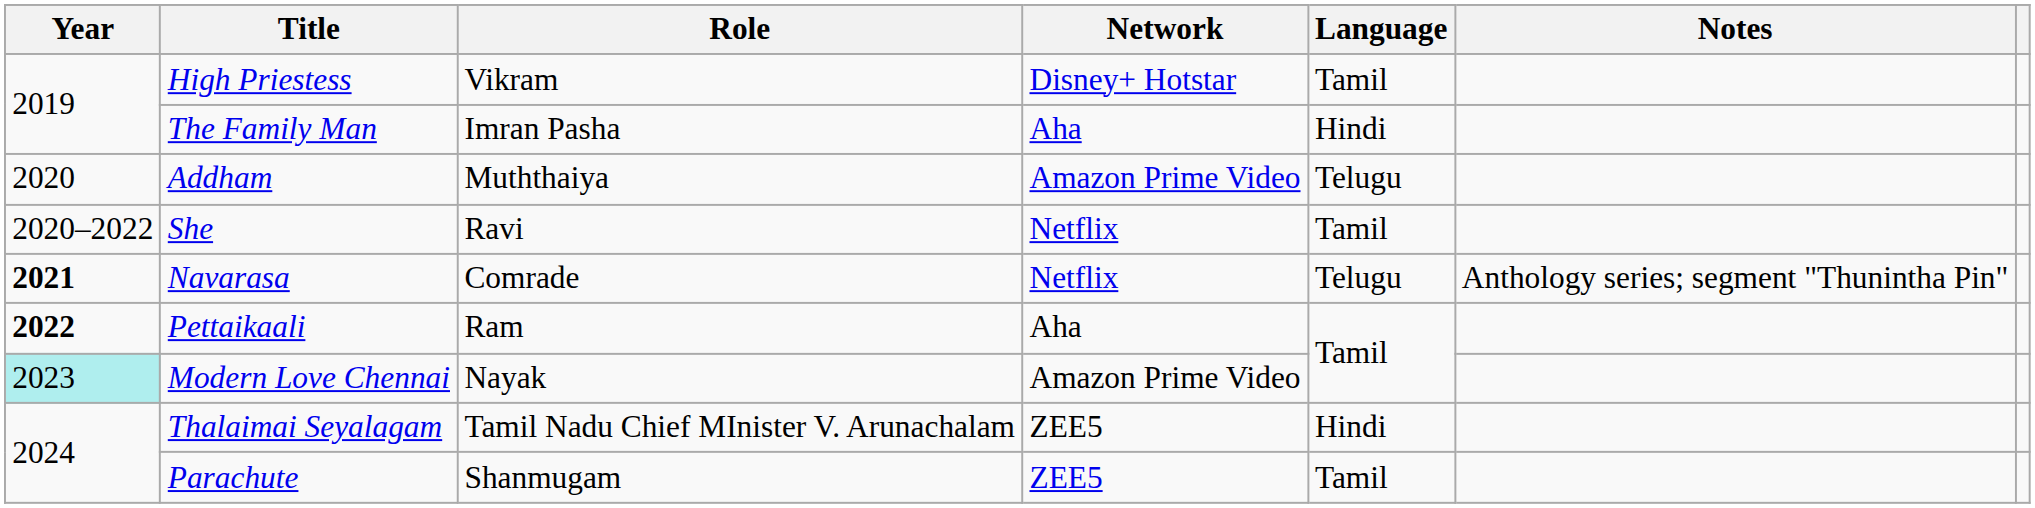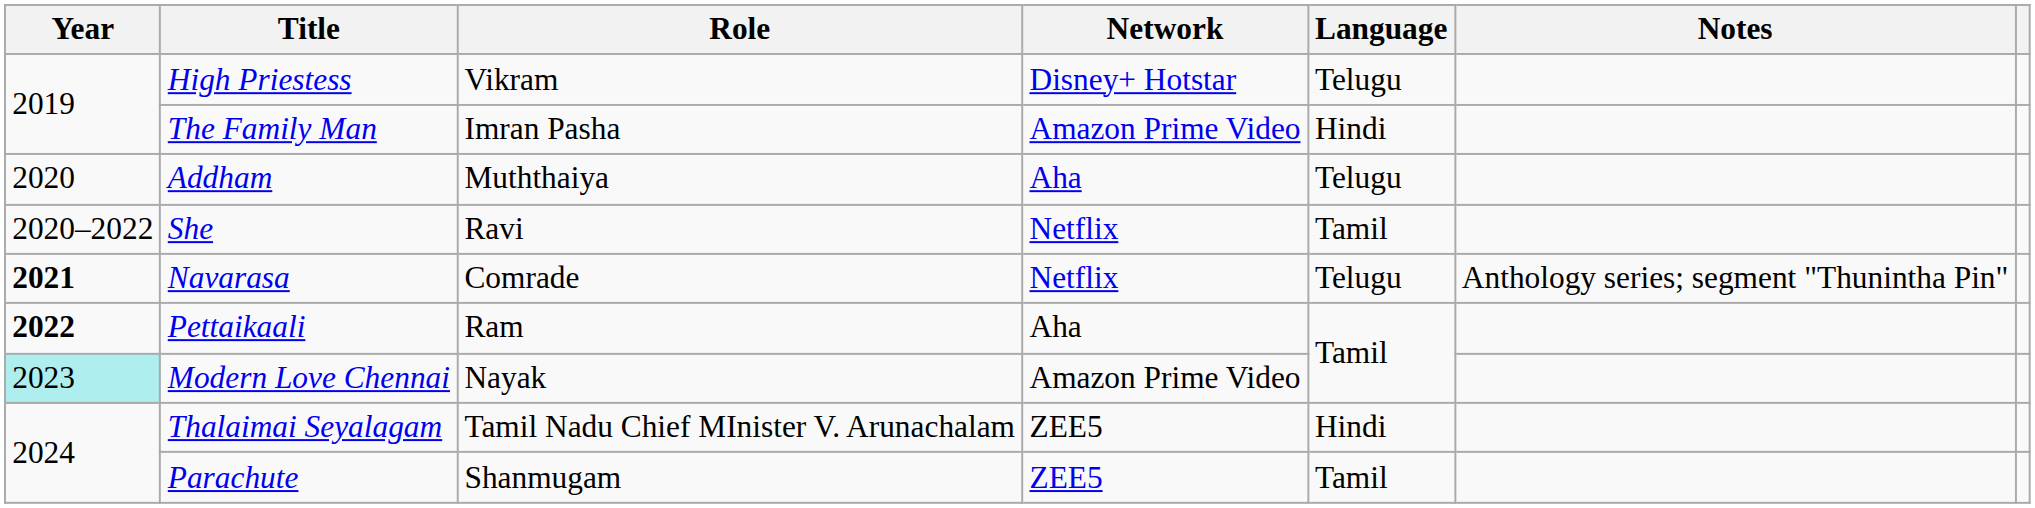(1351, 79) Tamil -> (1358, 79) Telugu
(1056, 128) Aha -> (1165, 128) Amazon Prime Video
(1165, 178) Amazon Prime Video -> (1056, 178) Aha
